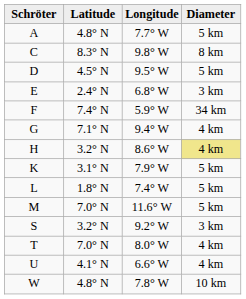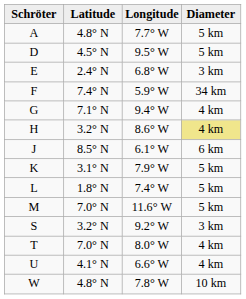- row: (34, 52)
+ row: (34, 149)
